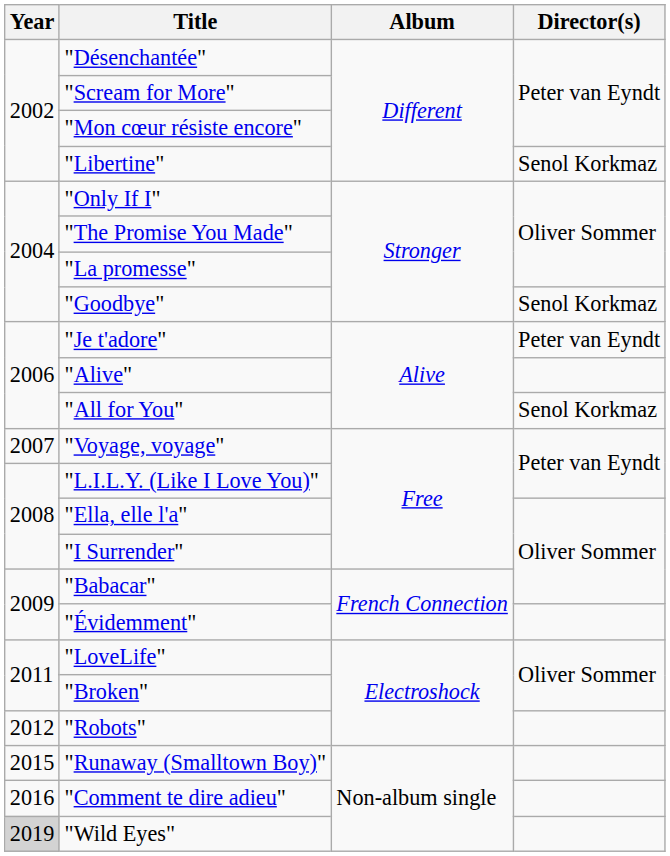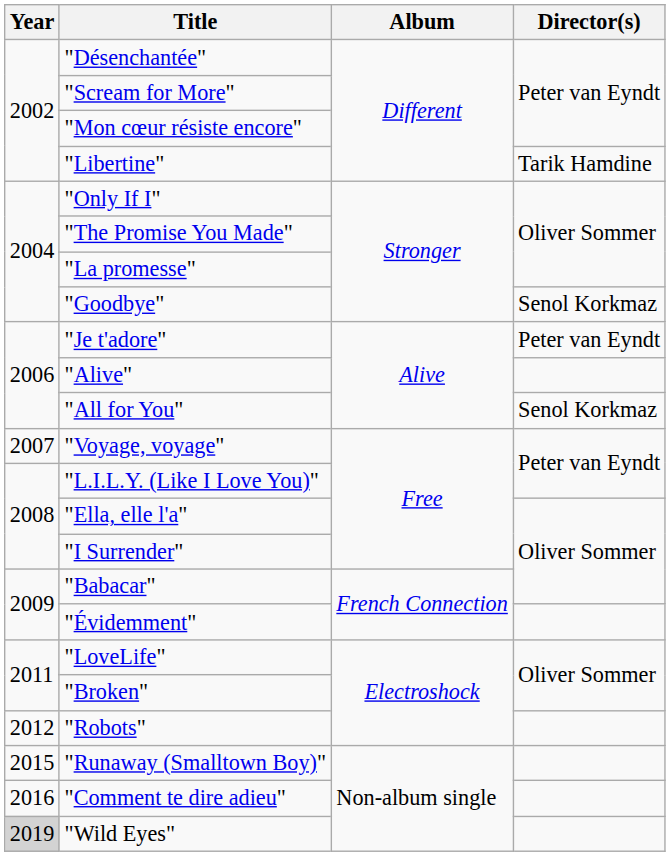(588, 163) Senol Korkmaz -> (585, 163) Tarik Hamdine
